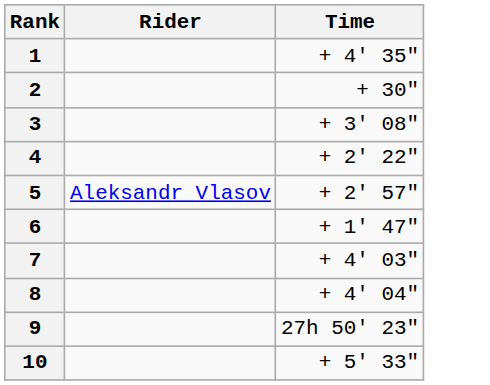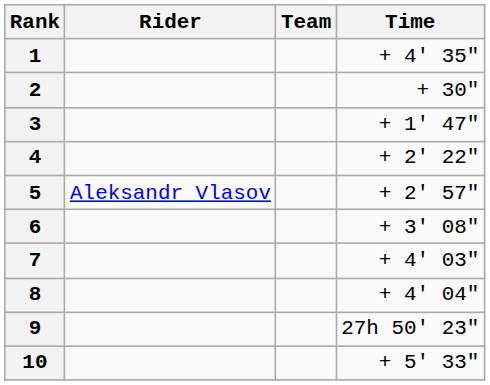+ column: (306, 22)
(369, 124) + 3' 08" -> (429, 124) + 1' 47"
(369, 227) + 1' 47" -> (429, 227) + 3' 08"
